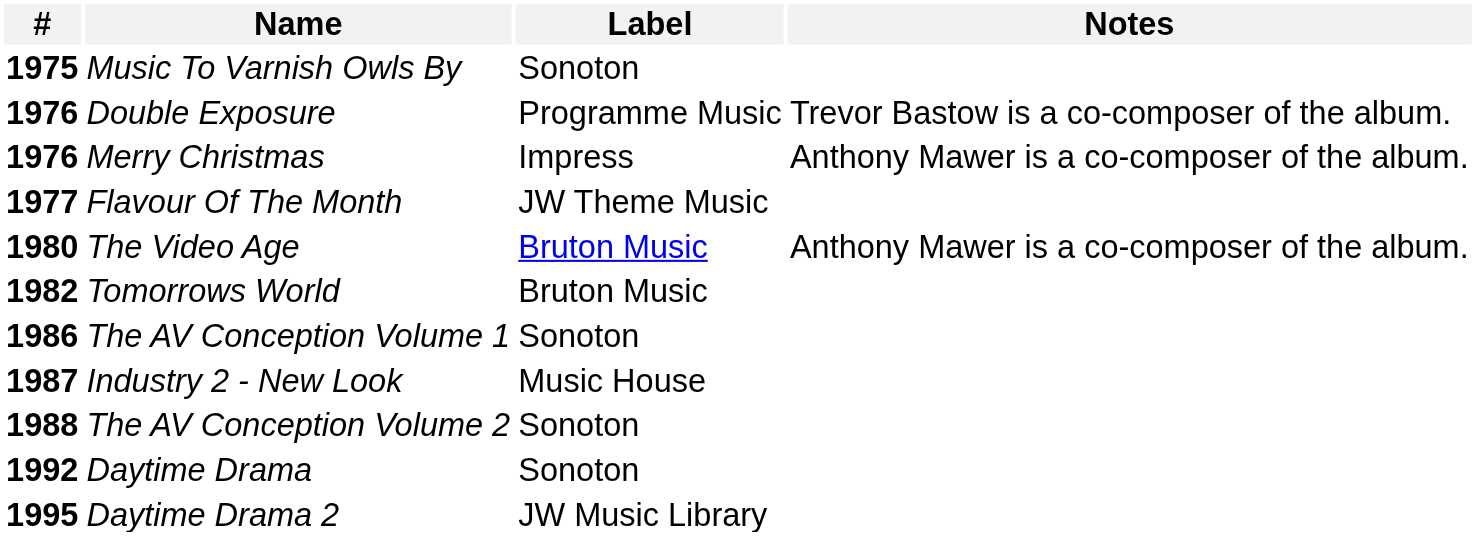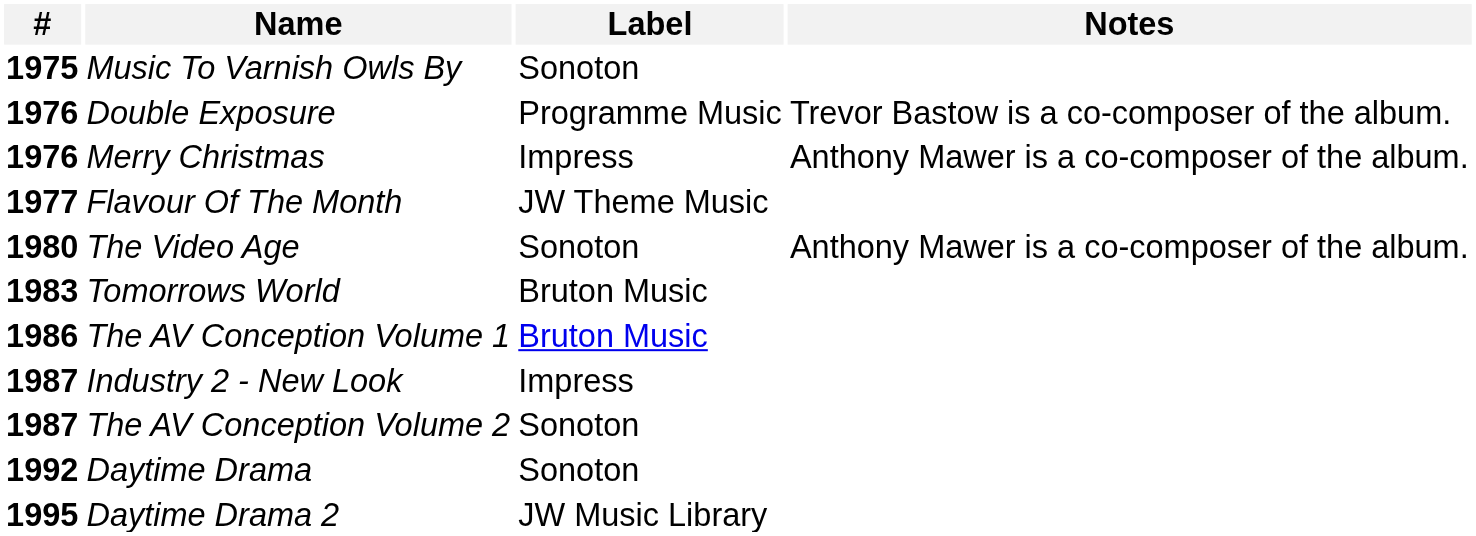(613, 247) Bruton Music -> (579, 247) Sonoton
(42, 291) 1982 -> (42, 291) 1983
(579, 336) Sonoton -> (613, 336) Bruton Music
(612, 381) Music House -> (576, 381) Impress
(42, 425) 1988 -> (42, 425) 1987
